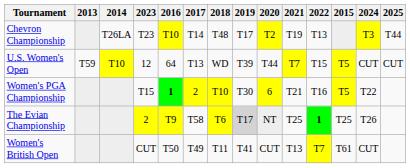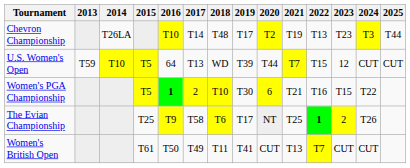columns swapped: (344, 12) <-> (146, 12)
(245, 120) lightgrey background -> (245, 120) no background
